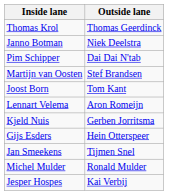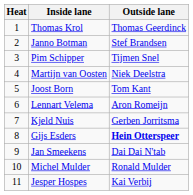+ column: (17, 12)
(114, 43) Niek Deelstra -> (139, 43) Stef Brandsen
(114, 58) Dai Dai N'tab -> (135, 58) Tijmen Snel
(114, 74) Stef Brandsen -> (138, 74) Niek Deelstra
(118, 136) normal -> (145, 136) bold
(111, 151) Tijmen Snel -> (138, 151) Dai Dai N'tab
